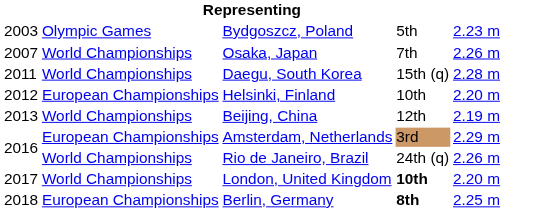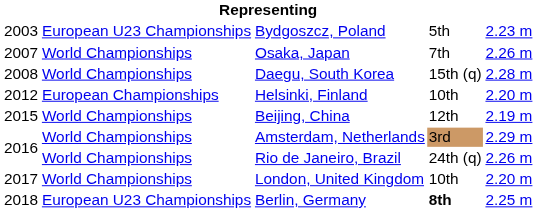(97, 31) Olympic Games -> (146, 31) European U23 Championships
(20, 73) 2011 -> (21, 73) 2008
(21, 116) 2013 -> (21, 116) 2015
(130, 137) European Championships -> (117, 137) World Championships
(412, 179) bold -> (444, 179) normal
(130, 200) European Championships -> (146, 200) European U23 Championships
